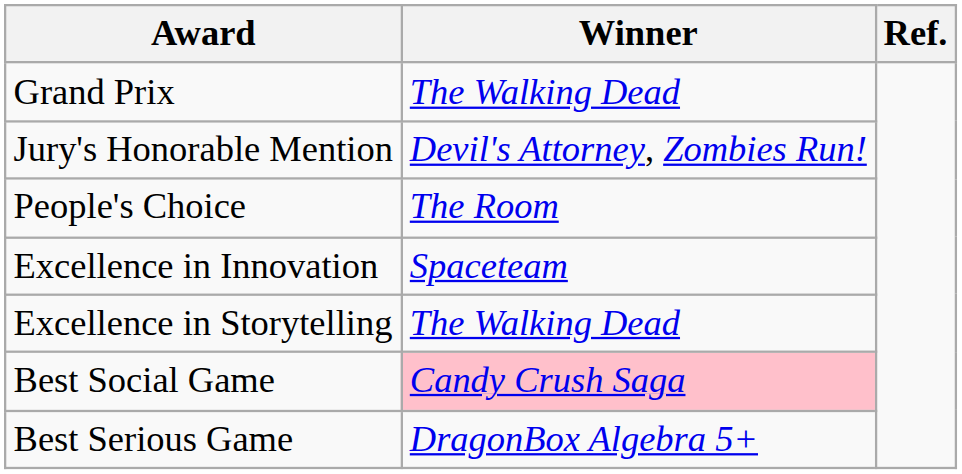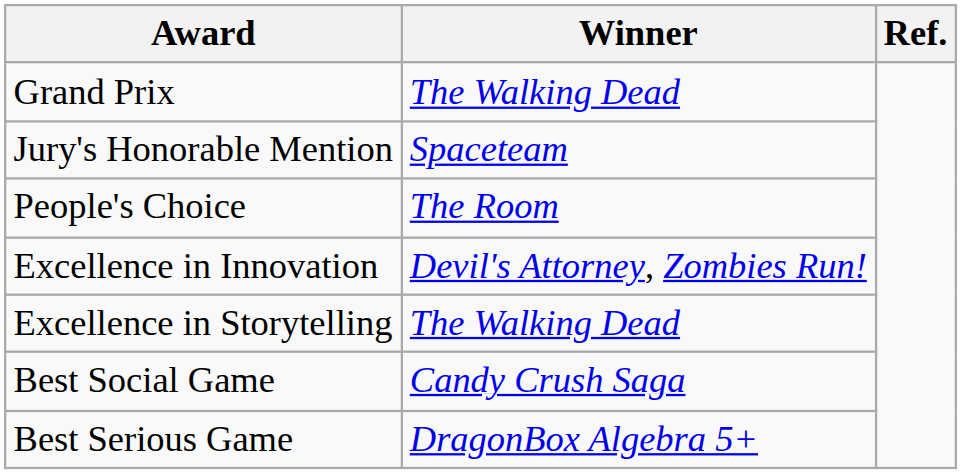(638, 149) Devil's Attorney, Zombies Run! -> (489, 149) Spaceteam
(489, 264) Spaceteam -> (638, 264) Devil's Attorney, Zombies Run!
(548, 380) pink background -> (548, 380) no background
